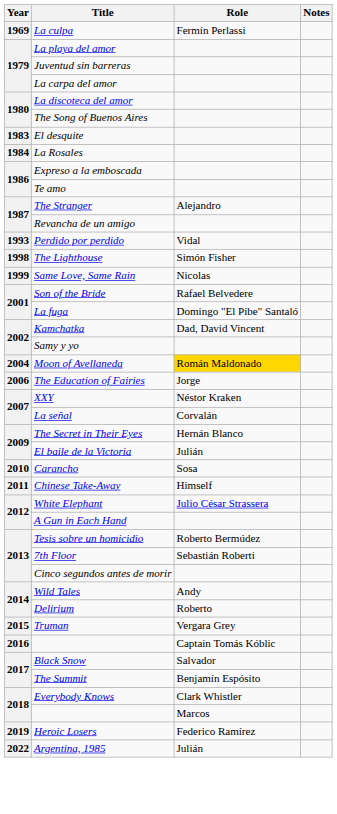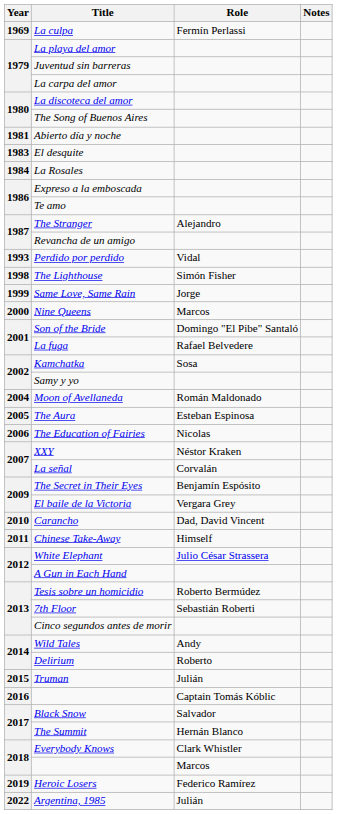+ row: (18, 135)
(193, 275) Nicolas -> (188, 293) Jorge
+ row: (18, 310)
(215, 293) Rafael Belvedere -> (237, 328) Domingo "El Pibe" Santaló
(237, 310) Domingo "El Pibe" Santaló -> (215, 345) Rafael Belvedere
(220, 328) Dad, David Vincent -> (187, 363) Sosa
(219, 363) gold background -> (219, 398) no background
+ row: (18, 415)
(188, 380) Jorge -> (193, 433) Nicolas
(210, 433) Hernán Blanco -> (218, 485) Benjamín Espósito
(190, 450) Julián -> (206, 503) Vergara Grey
(187, 468) Sosa -> (220, 521) Dad, David Vincent
(206, 626) Vergara Grey -> (190, 678) Julián
(218, 678) Benjamín Espósito -> (210, 731) Hernán Blanco
